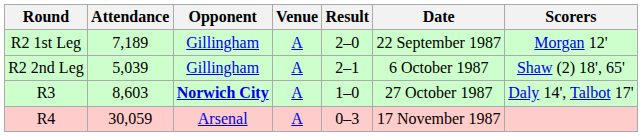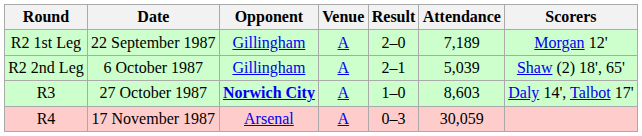columns swapped: (439, 17) <-> (130, 17)
